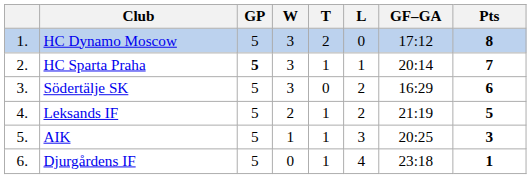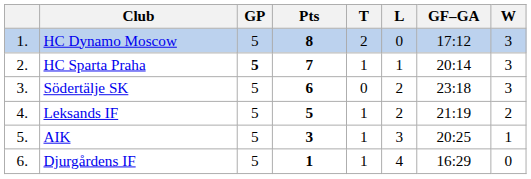columns swapped: (290, 16) <-> (489, 16)
(416, 88) 16:29 -> (454, 88) 23:18
(416, 161) 23:18 -> (454, 161) 16:29
